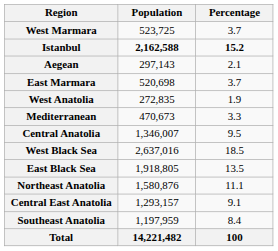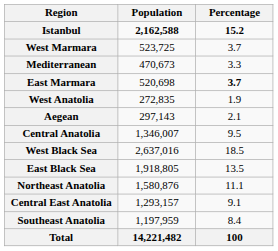rows swapped: (61, 47) <-> (61, 30)
rows swapped: (61, 64) <-> (61, 116)
(234, 82) normal -> (234, 82) bold
